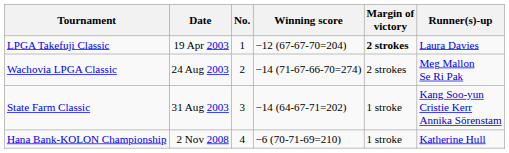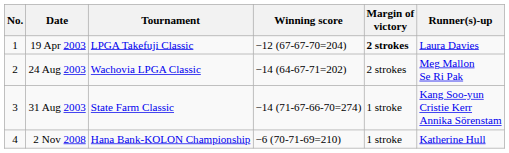columns swapped: (242, 20) <-> (87, 20)
(308, 70) −14 (71-67-66-70=274) -> (301, 70) −14 (64-67-71=202)
(301, 108) −14 (64-67-71=202) -> (308, 108) −14 (71-67-66-70=274)
